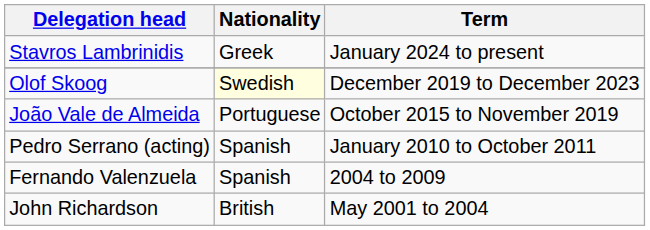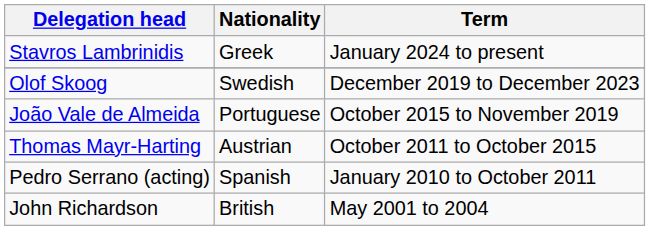(257, 83) lightyellow background -> (257, 83) no background
+ row: (105, 146)
- row: (103, 177)
